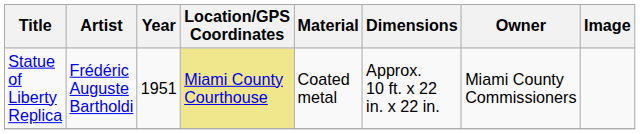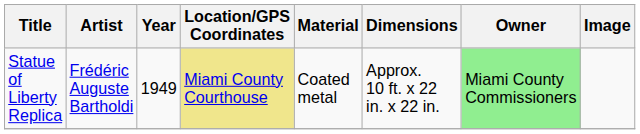(159, 88) 1951 -> (159, 88) 1949
(521, 88) no background -> (521, 88) lightgreen background
